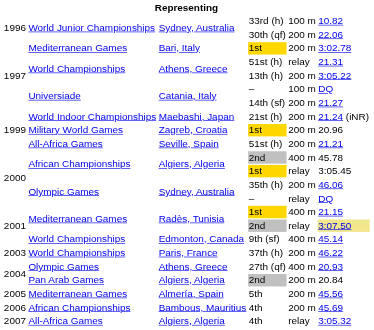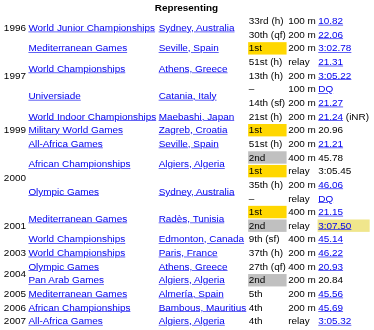(179, 48) Bari, Italy -> (189, 48) Seville, Spain
